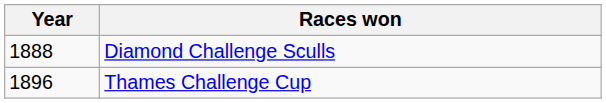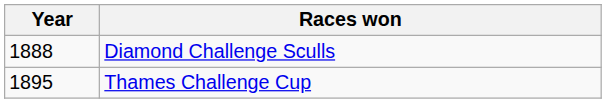(31, 82) 1896 -> (31, 82) 1895
